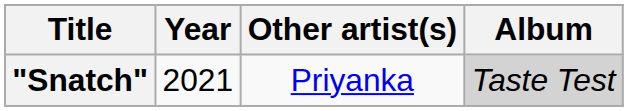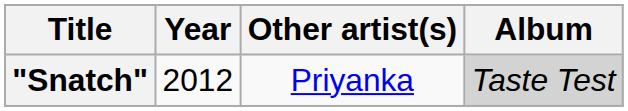(198, 79) 2021 -> (198, 79) 2012
